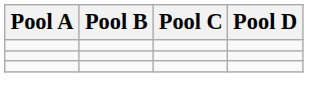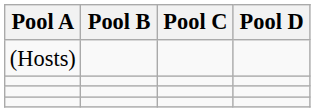+ row: (43, 57)
